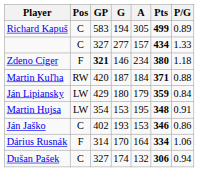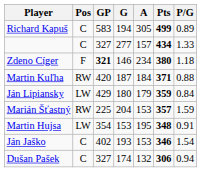+ row: (39, 110)
(182, 126) 0.86 -> (185, 142) 1.54
- row: (37, 142)
